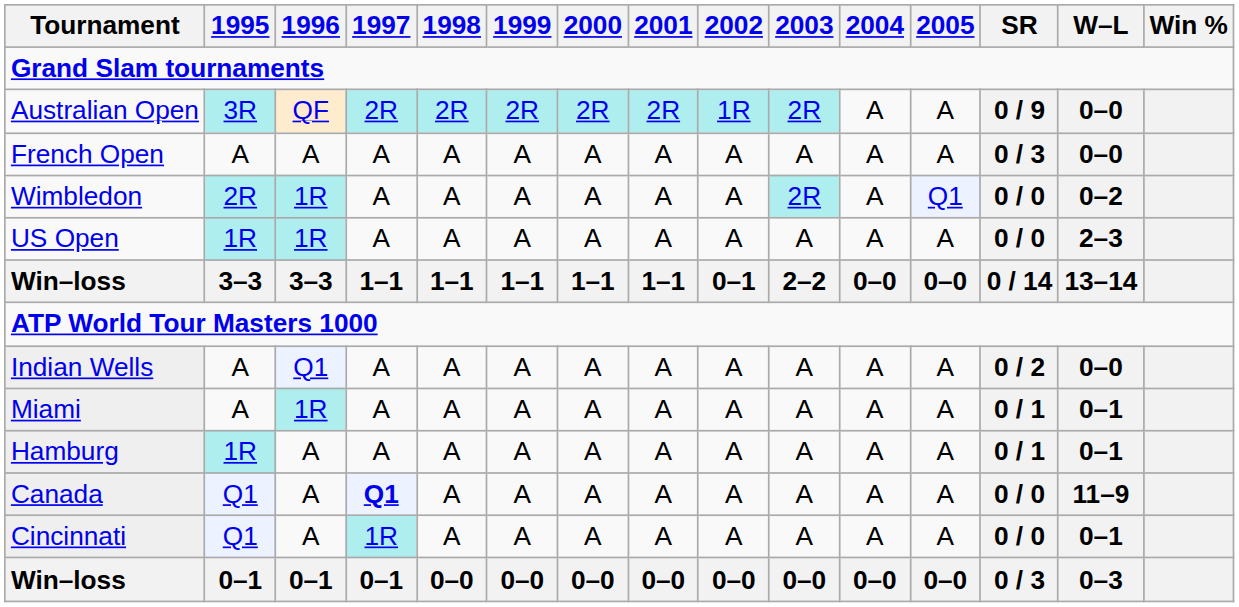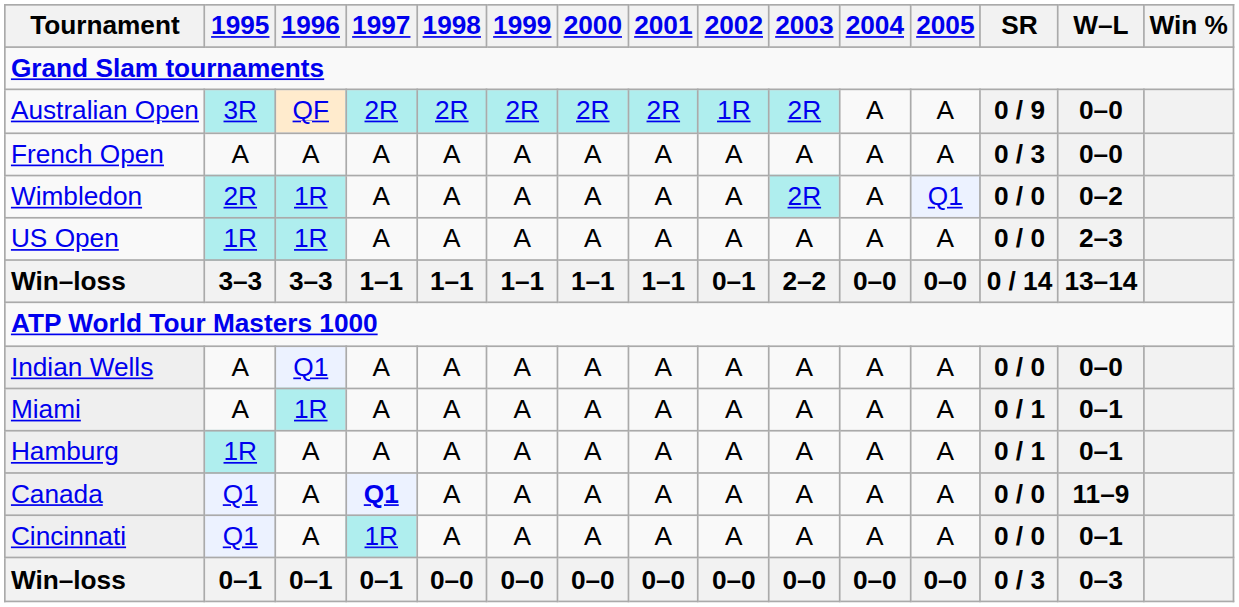(1019, 365) 0 / 2 -> (1019, 365) 0 / 0
